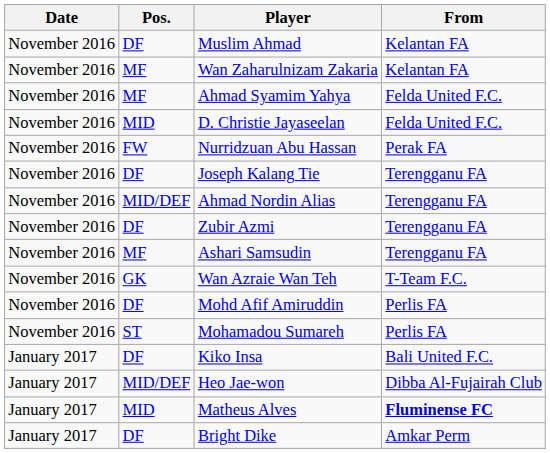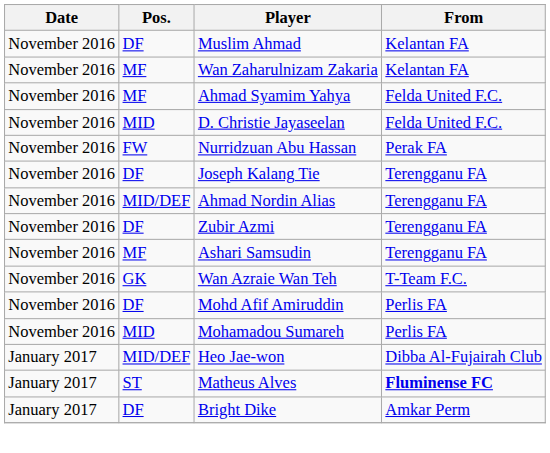(132, 331) ST -> (139, 331) MID
- row: (230, 357)
(139, 409) MID -> (132, 383) ST
